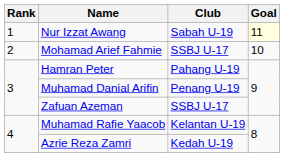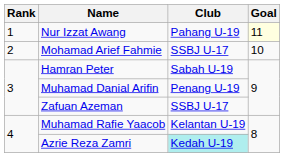(202, 32) Sabah U-19 -> (205, 32) Pahang U-19
(205, 69) Pahang U-19 -> (202, 69) Sabah U-19
(202, 143) no background -> (202, 143) paleturquoise background
